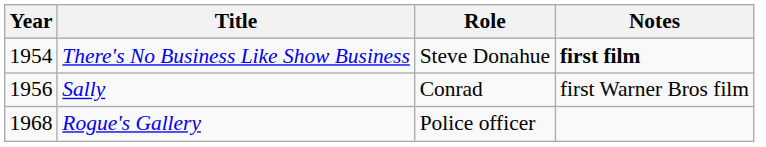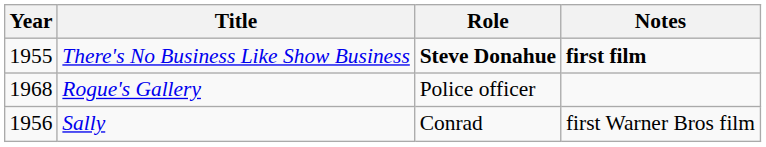(31, 55) 1954 -> (31, 55) 1955
(485, 55) normal -> (488, 55) bold
rows swapped: (84, 89) <-> (132, 123)
